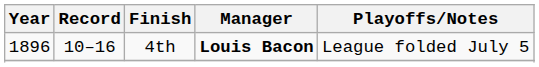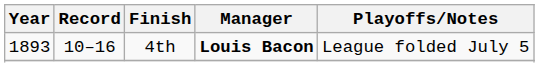(30, 47) 1896 -> (30, 47) 1893
